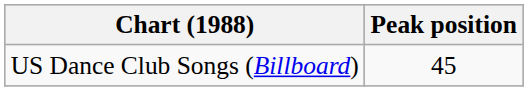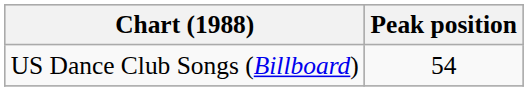(444, 65) 45 -> (444, 65) 54
